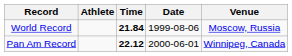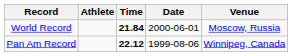(174, 28) 1999-08-06 -> (174, 28) 2000-06-01
(174, 43) 2000-06-01 -> (174, 43) 1999-08-06
